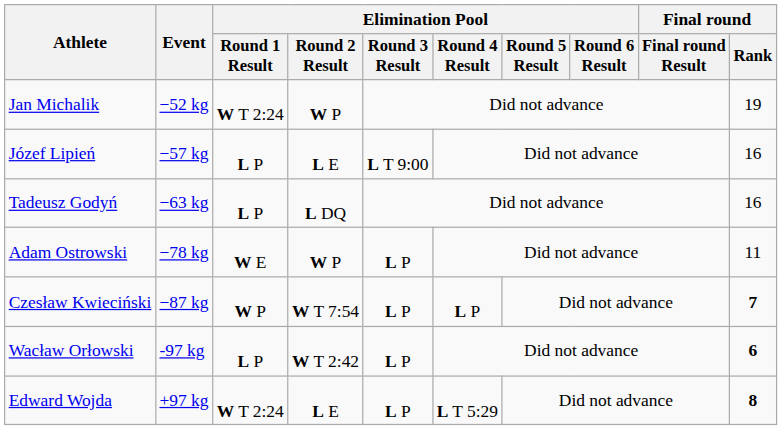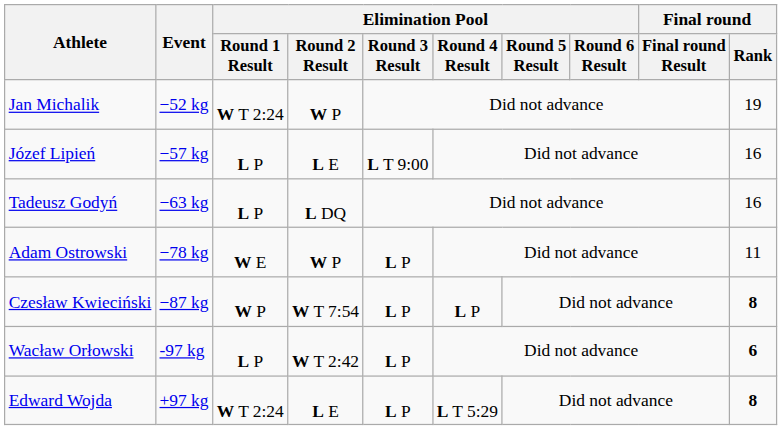(753, 302) 7 -> (753, 302) 8
